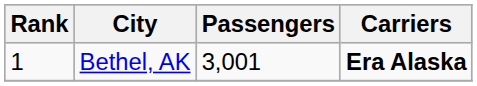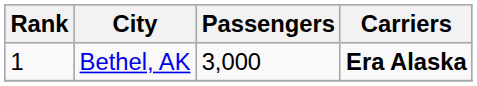(231, 62) 3,001 -> (231, 62) 3,000
